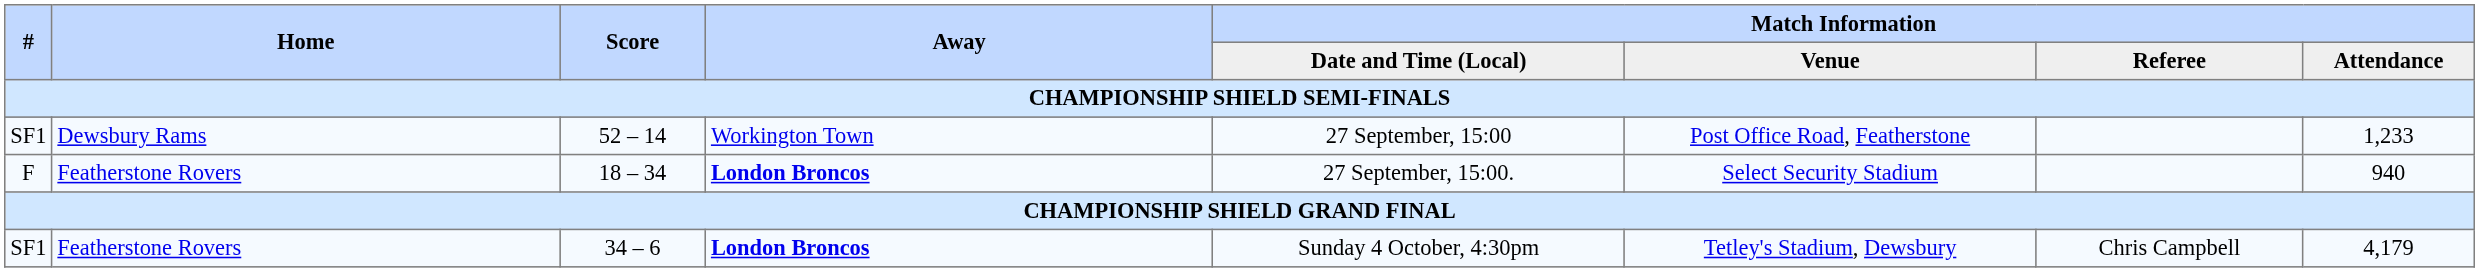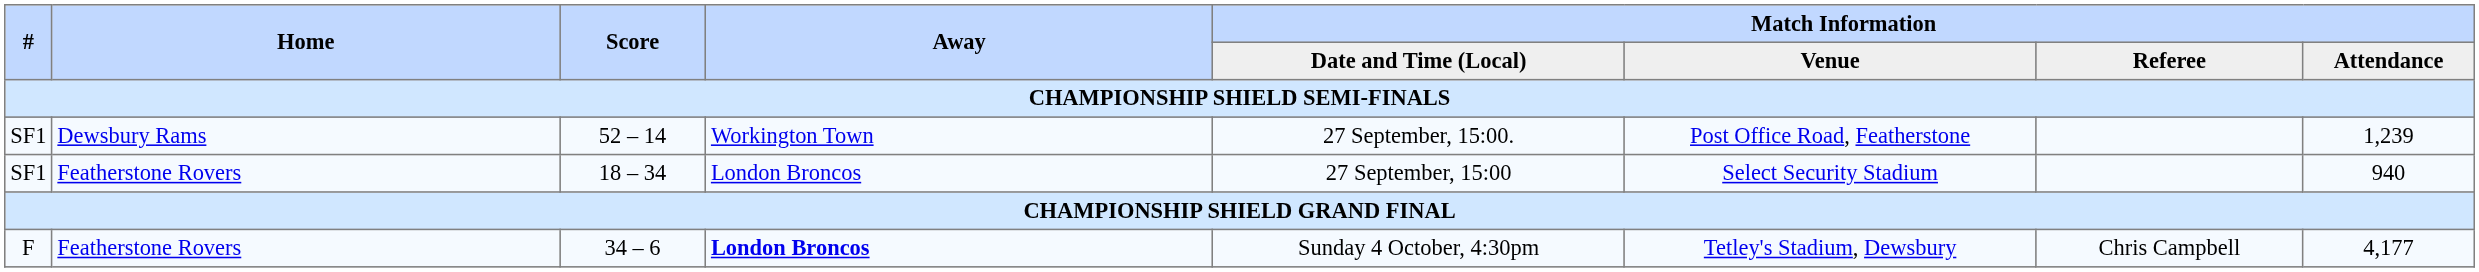(1419, 135) 27 September, 15:00 -> (1419, 135) 27 September, 15:00.
(2389, 135) 1,233 -> (2389, 135) 1,239
(28, 172) F -> (28, 172) SF1
(790, 172) bold -> (786, 172) normal
(1419, 172) 27 September, 15:00. -> (1419, 172) 27 September, 15:00
(28, 247) SF1 -> (28, 247) F
(2389, 247) 4,179 -> (2389, 247) 4,177
